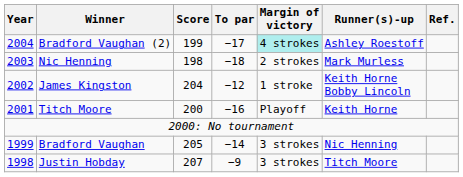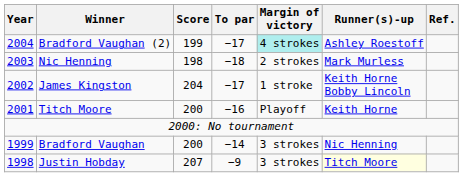(235, 86) −12 -> (235, 86) −17
(193, 145) 205 -> (193, 145) 200
(361, 163) no background -> (361, 163) lightyellow background
